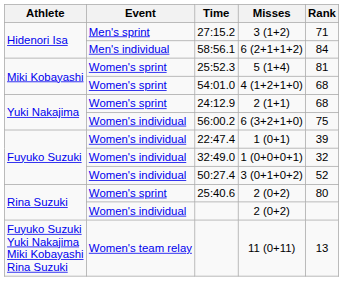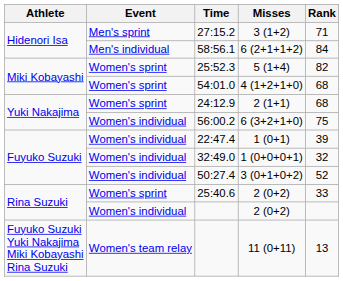(322, 68) 81 -> (322, 68) 82
(322, 193) 80 -> (322, 193) 33
